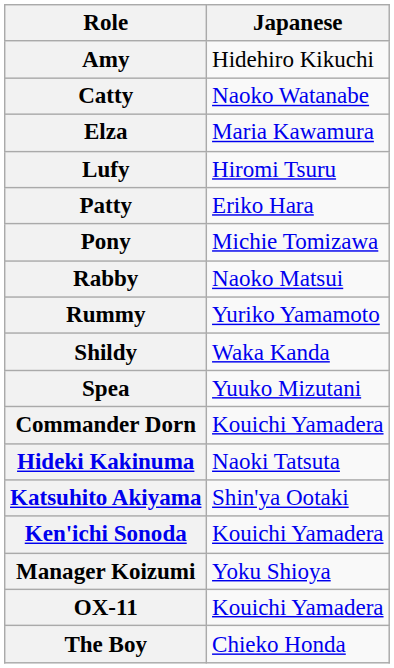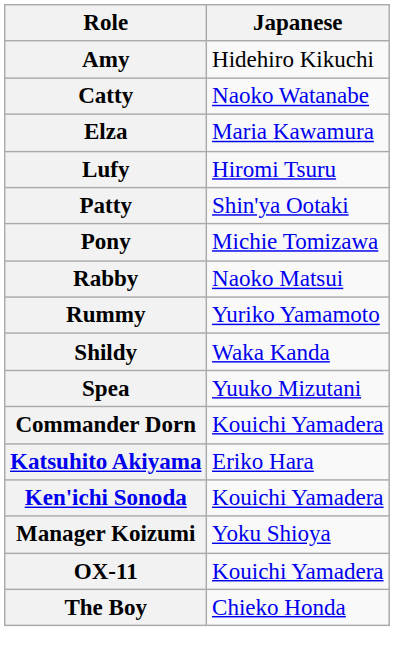(263, 205) Eriko Hara -> (280, 205) Shin'ya Ootaki
- row: (106, 461)
(280, 497) Shin'ya Ootaki -> (263, 461) Eriko Hara
